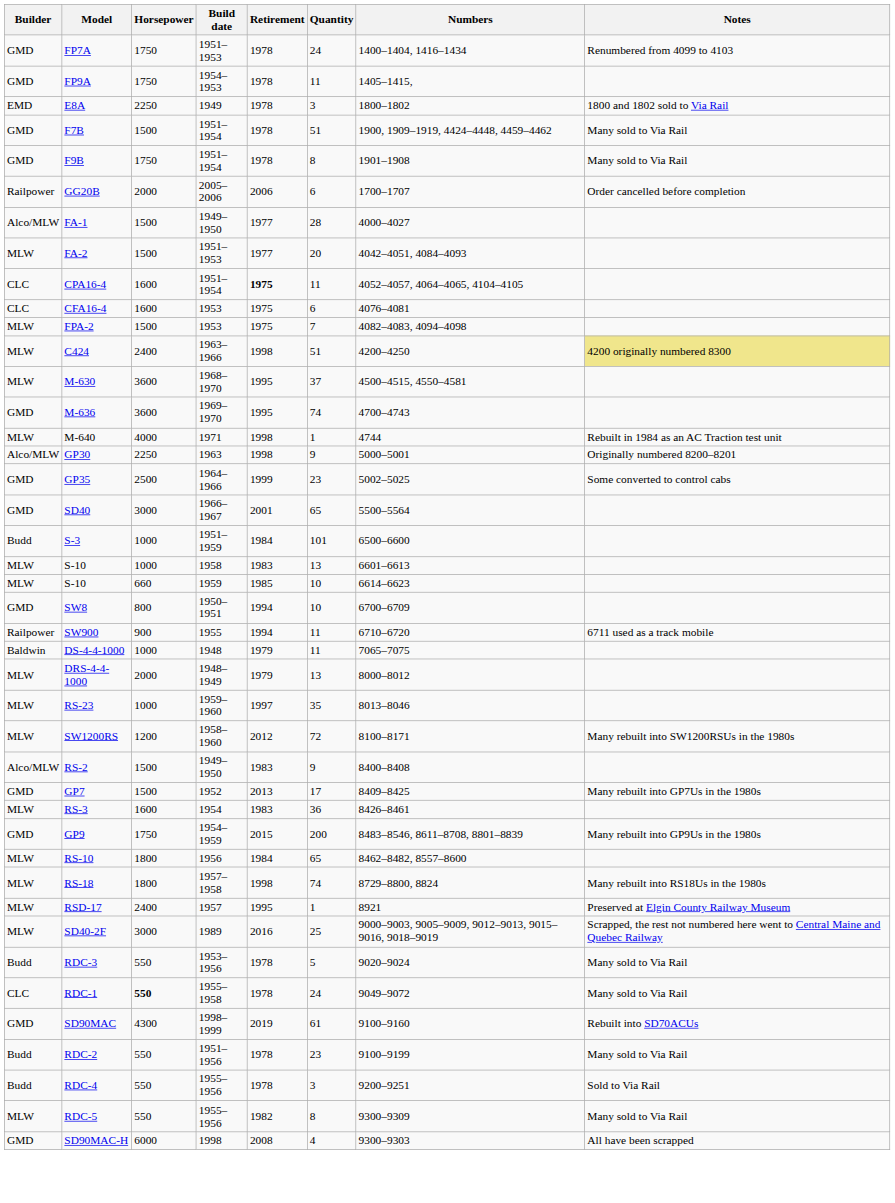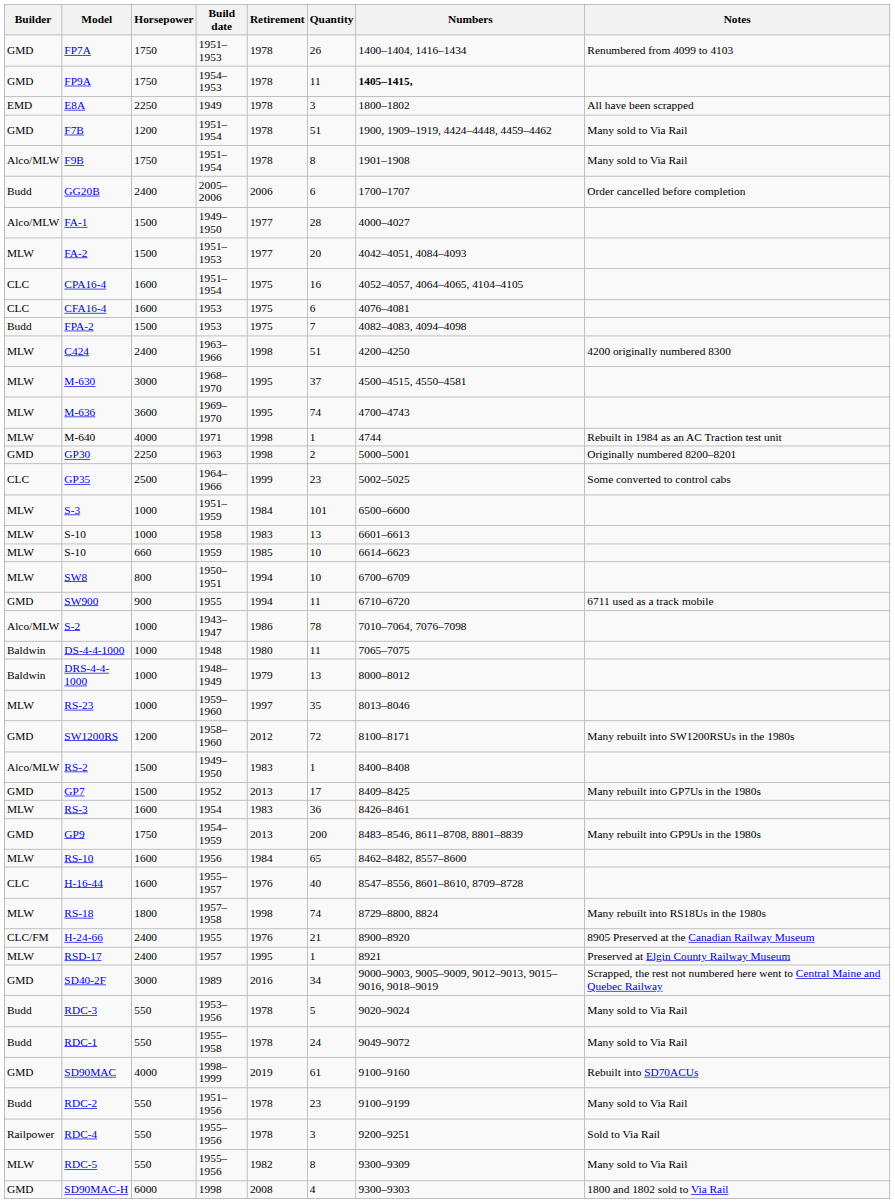(315, 50) 24 -> (315, 50) 26
(386, 81) normal -> (386, 81) bold
(658, 105) 1800 and 1802 sold to Via Rail -> (641, 105) All have been scrapped
(146, 130) 1500 -> (146, 130) 1200
(20, 161) GMD -> (33, 161) Alco/MLW
(31, 191) Railpower -> (19, 191) Budd
(146, 191) 2000 -> (146, 191) 2400
(261, 284) bold -> (261, 284) normal
(315, 284) 11 -> (315, 284) 16
(20, 326) MLW -> (19, 326) Budd
(659, 351) khaki background -> (659, 351) no background
(146, 381) 3600 -> (146, 381) 3000
(20, 412) GMD -> (20, 412) MLW
(33, 455) Alco/MLW -> (20, 455) GMD
(313, 455) 9 -> (313, 455) 2
(20, 479) GMD -> (18, 479) CLC
- row: (77, 510)
(19, 541) Budd -> (20, 510) MLW
(20, 607) GMD -> (20, 577) MLW
(31, 632) Railpower -> (20, 601) GMD
+ row: (72, 625)
(261, 650) 1979 -> (261, 650) 1980
(20, 674) MLW -> (26, 674) Baldwin
(146, 674) 2000 -> (146, 674) 1000
(20, 736) MLW -> (20, 736) GMD
(313, 767) 9 -> (313, 767) 1
(261, 834) 2015 -> (261, 834) 2013
(146, 858) 1800 -> (146, 858) 1600
+ row: (84, 882)
+ row: (84, 938)
(20, 931) MLW -> (20, 980) GMD
(315, 931) 25 -> (315, 980) 34
(18, 993) CLC -> (19, 1042) Budd
(143, 993) bold -> (143, 1042) normal
(146, 1024) 4300 -> (146, 1072) 4000
(19, 1085) Budd -> (31, 1134) Railpower
(641, 1140) All have been scrapped -> (658, 1189) 1800 and 1802 sold to Via Rail
